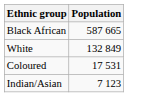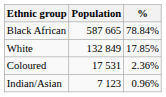+ column: (143, 13)
